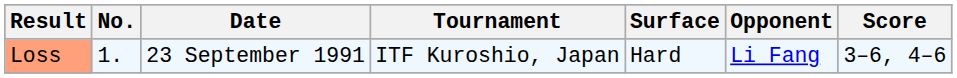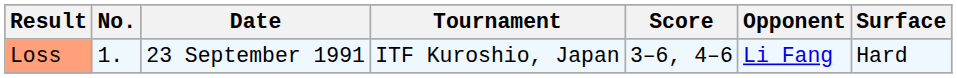columns swapped: (675, 21) <-> (895, 21)
